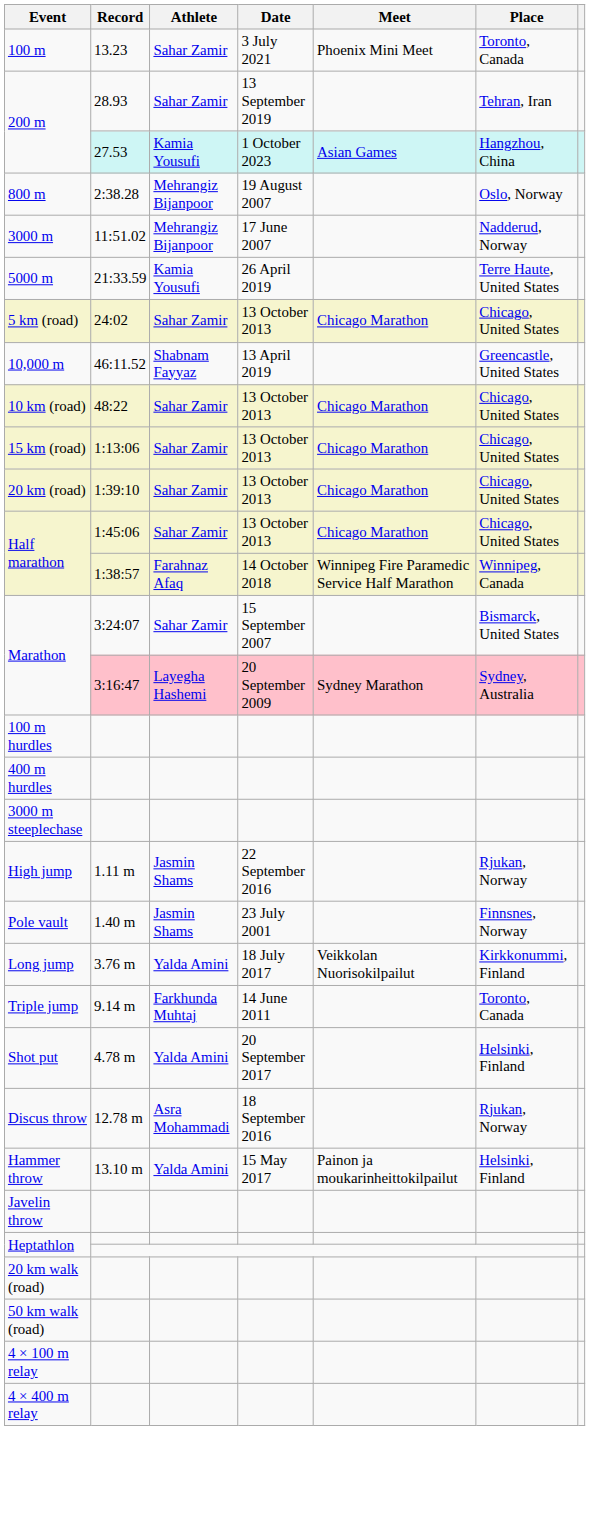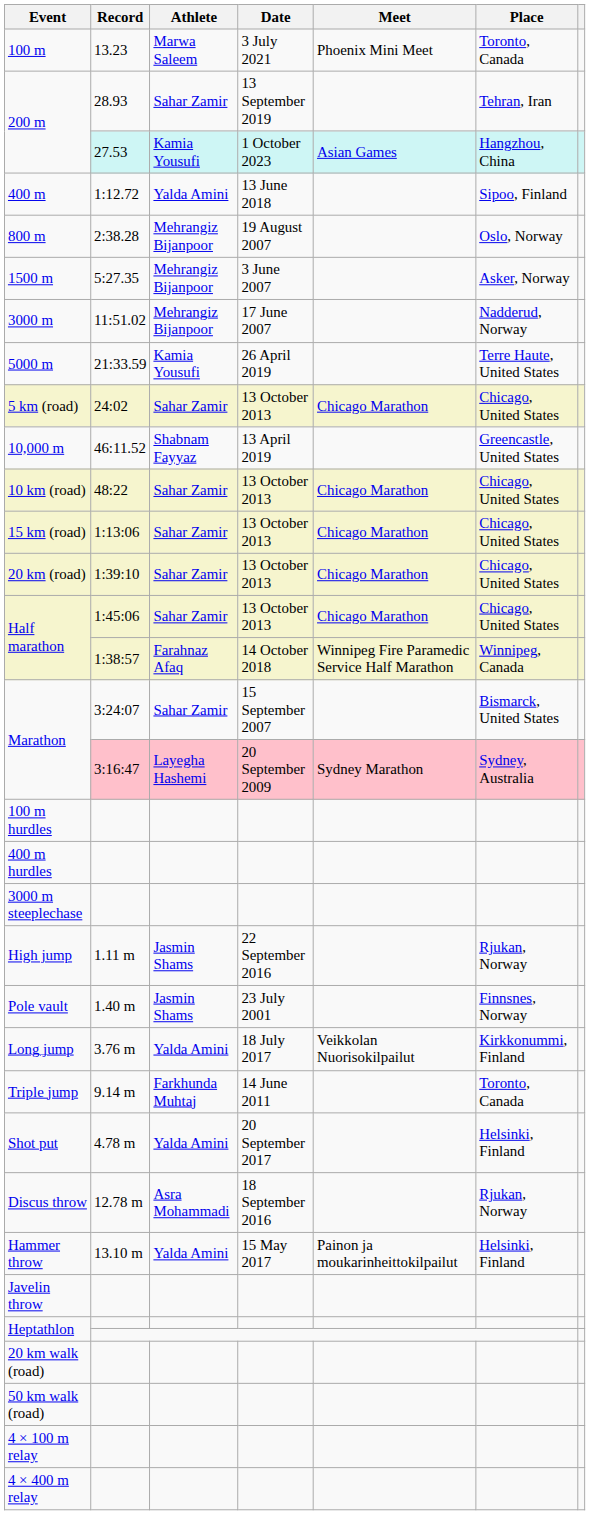(190, 50) Sahar Zamir -> (175, 50) Marwa Saleem
+ row: (27, 194)
+ row: (30, 278)
